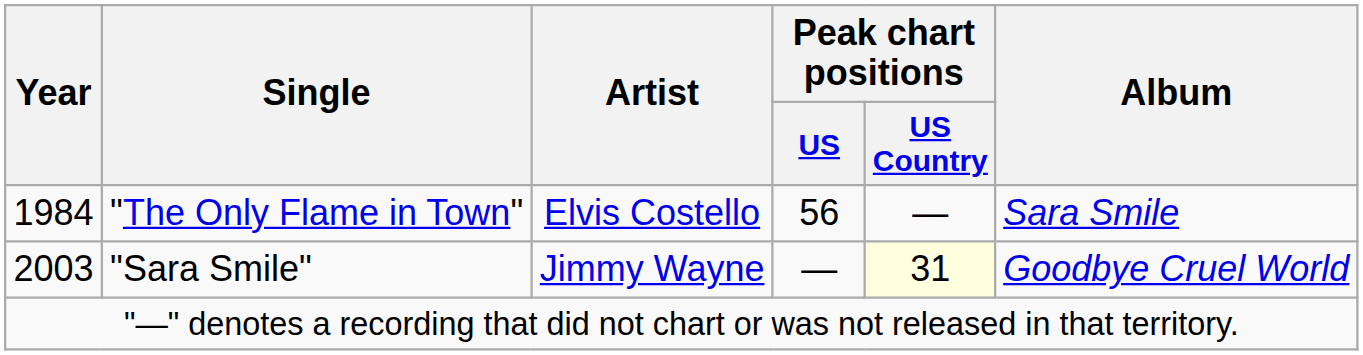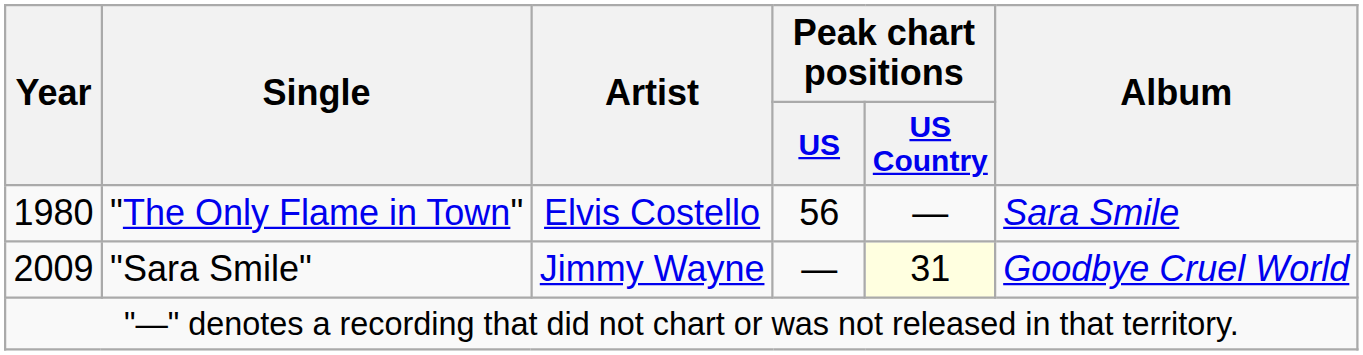(53, 212) 1984 -> (53, 212) 1980
(53, 269) 2003 -> (53, 269) 2009
